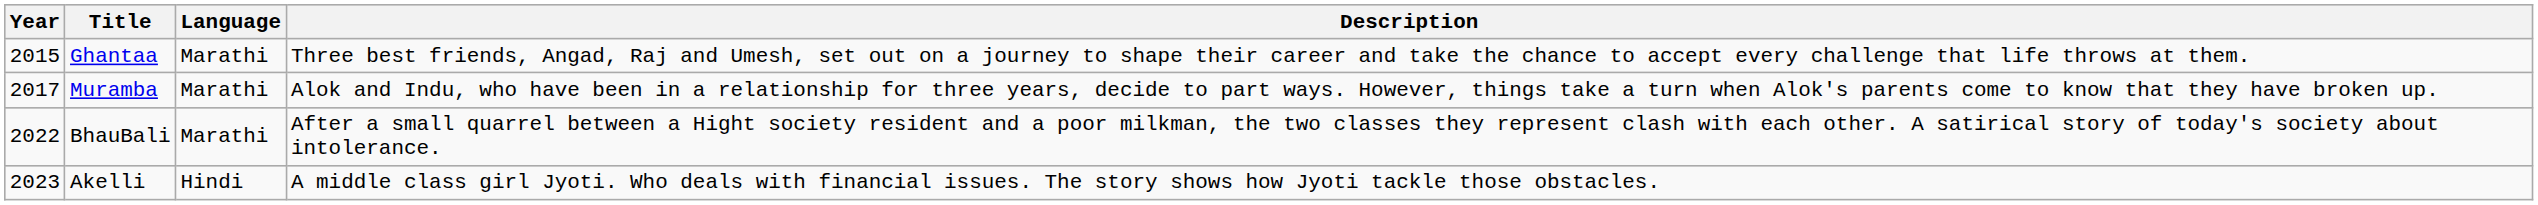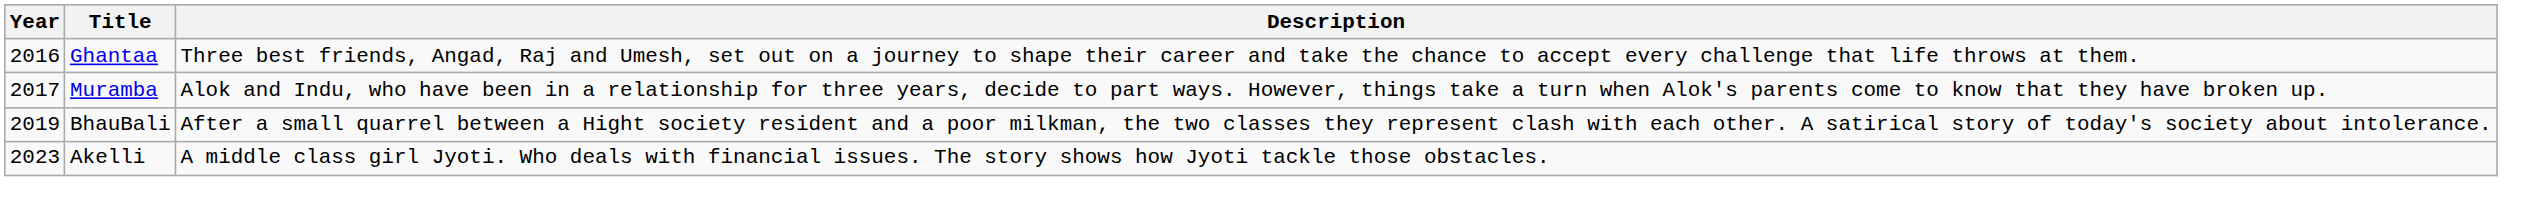- column: (231, 22)
(35, 56) 2015 -> (35, 56) 2016
(35, 136) 2022 -> (35, 124) 2019
